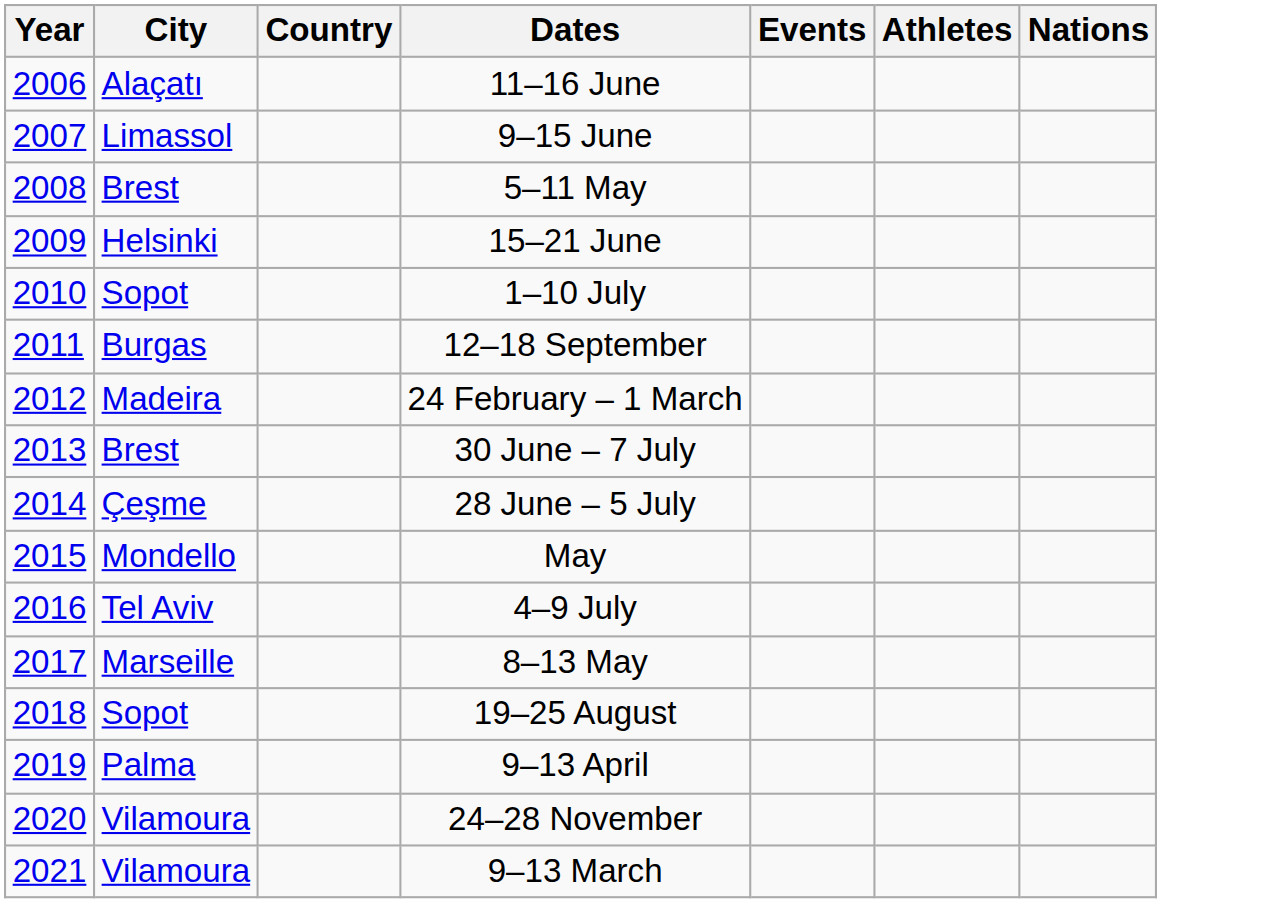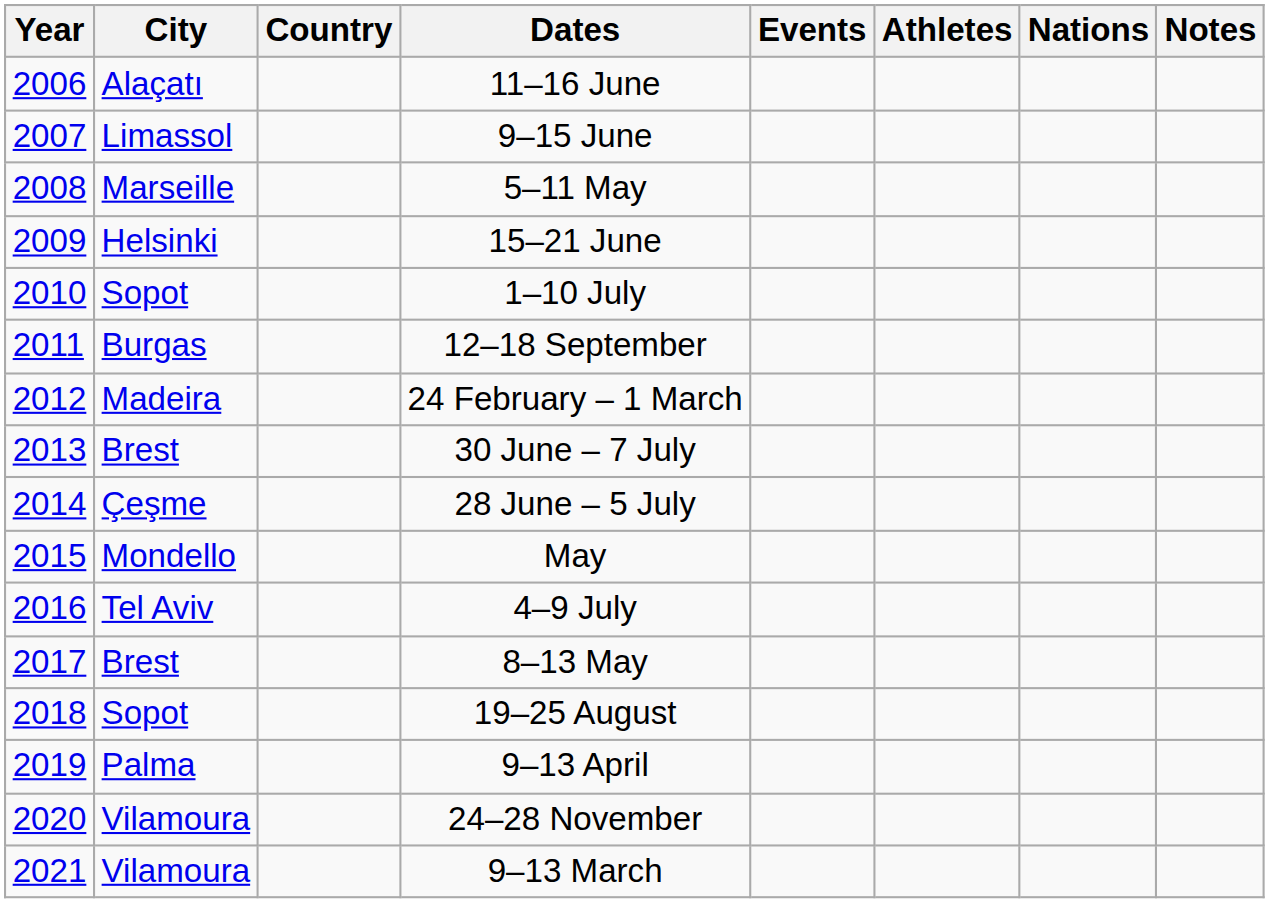+ column: (1210, 30)
(140, 188) Brest -> (168, 188) Marseille
(168, 661) Marseille -> (140, 661) Brest
